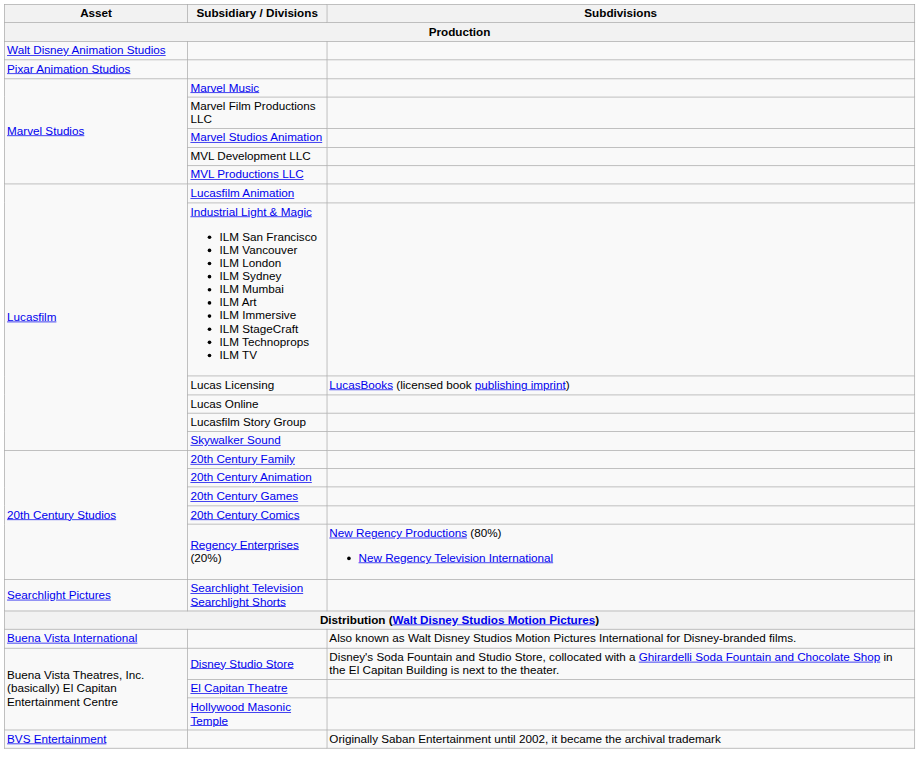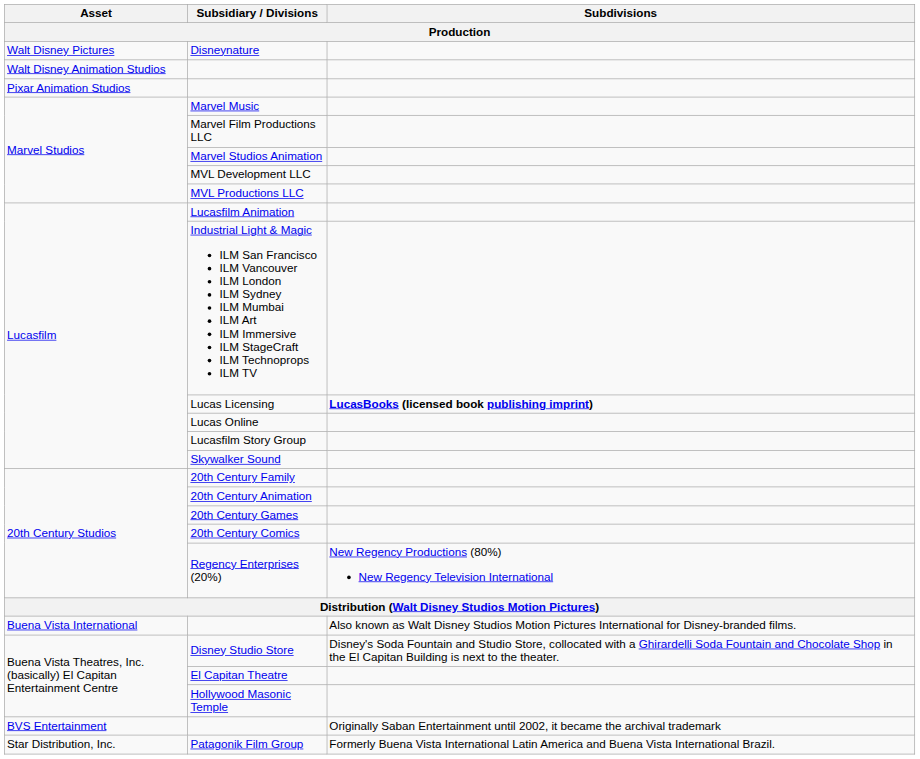+ row: (61, 50)
(449, 385) normal -> (461, 403) bold
- row: (59, 595)
+ row: (61, 744)
